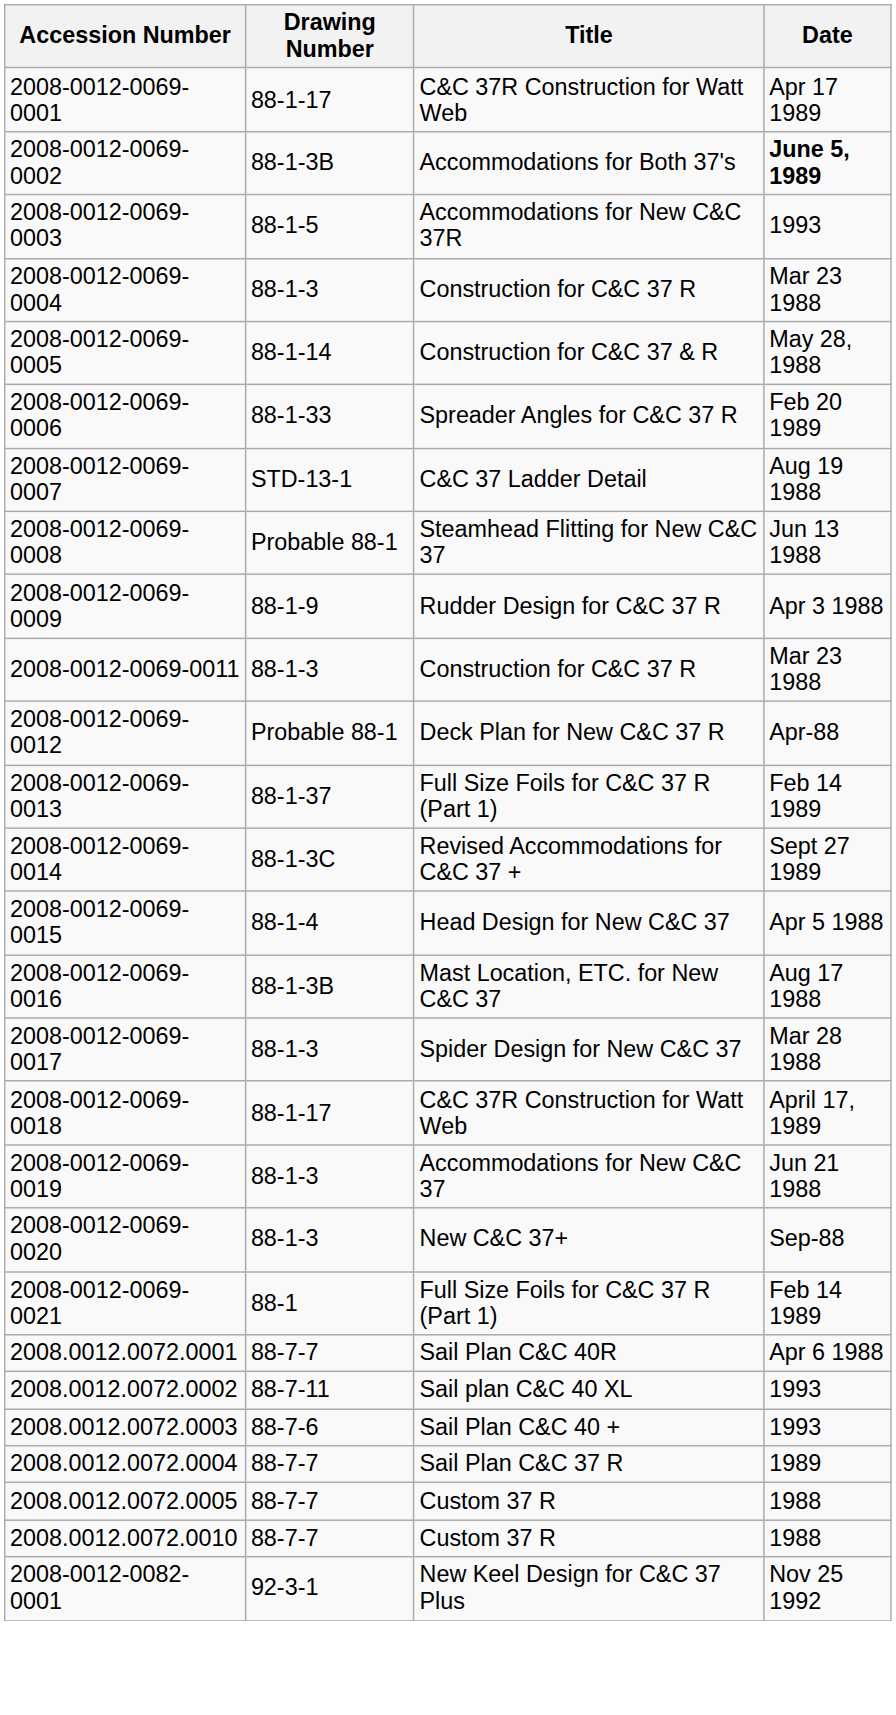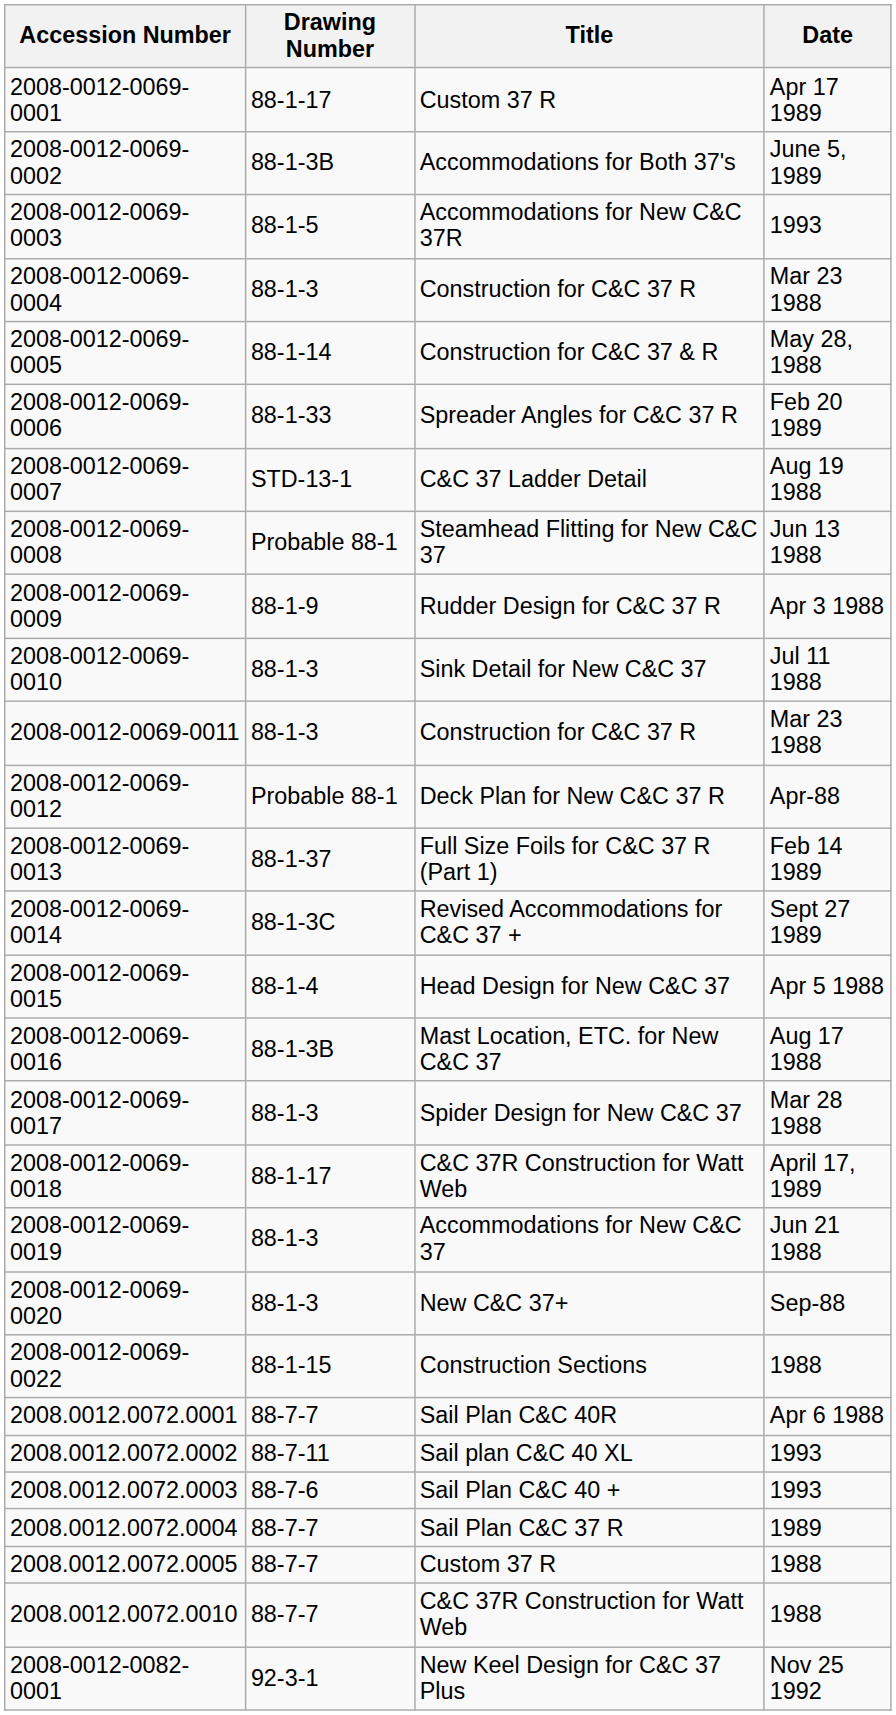(581, 99) C&C 37R Construction for Watt Web -> (488, 99) Custom 37 R
(809, 162) bold -> (808, 162) normal
+ row: (100, 669)
- row: (100, 1302)
+ row: (100, 1366)
(488, 1538) Custom 37 R -> (582, 1614) C&C 37R Construction for Watt Web
